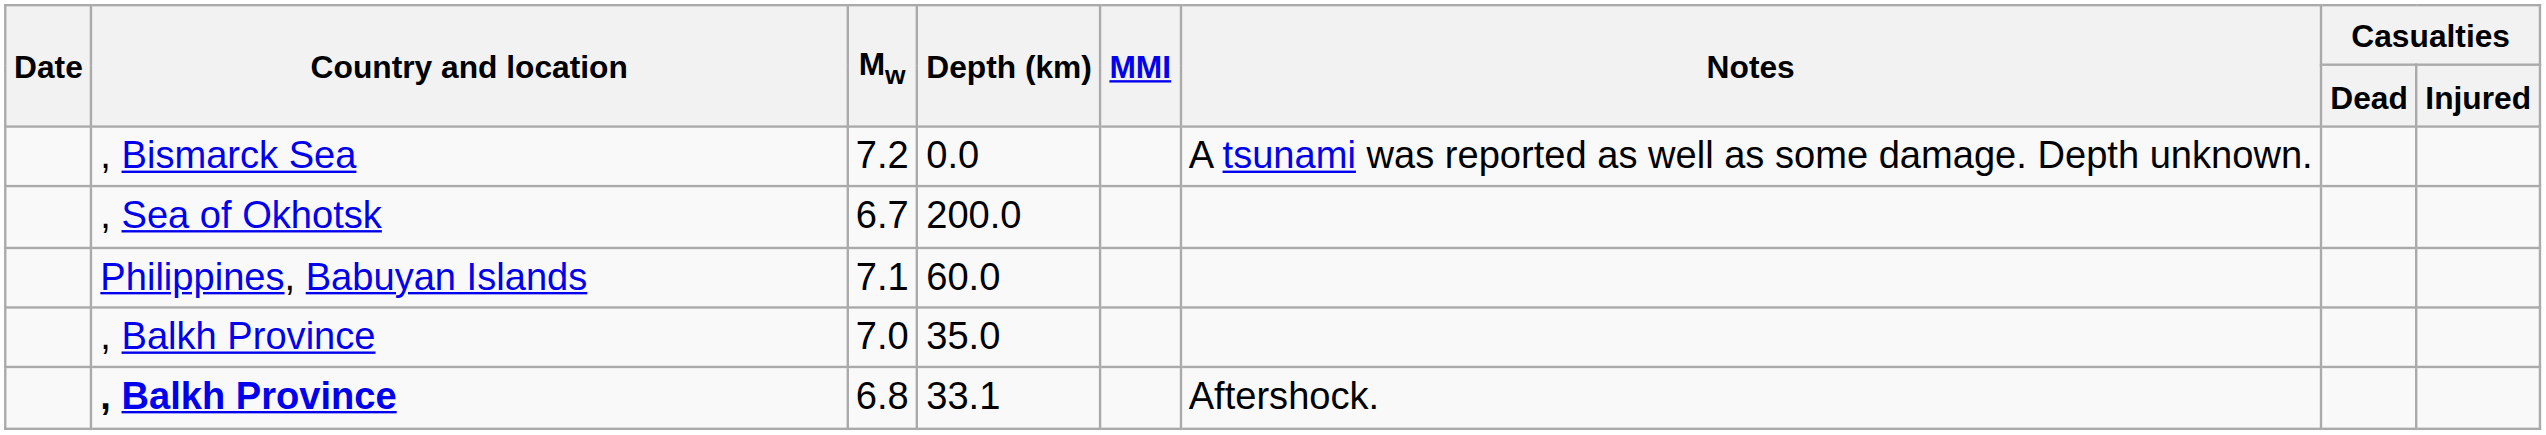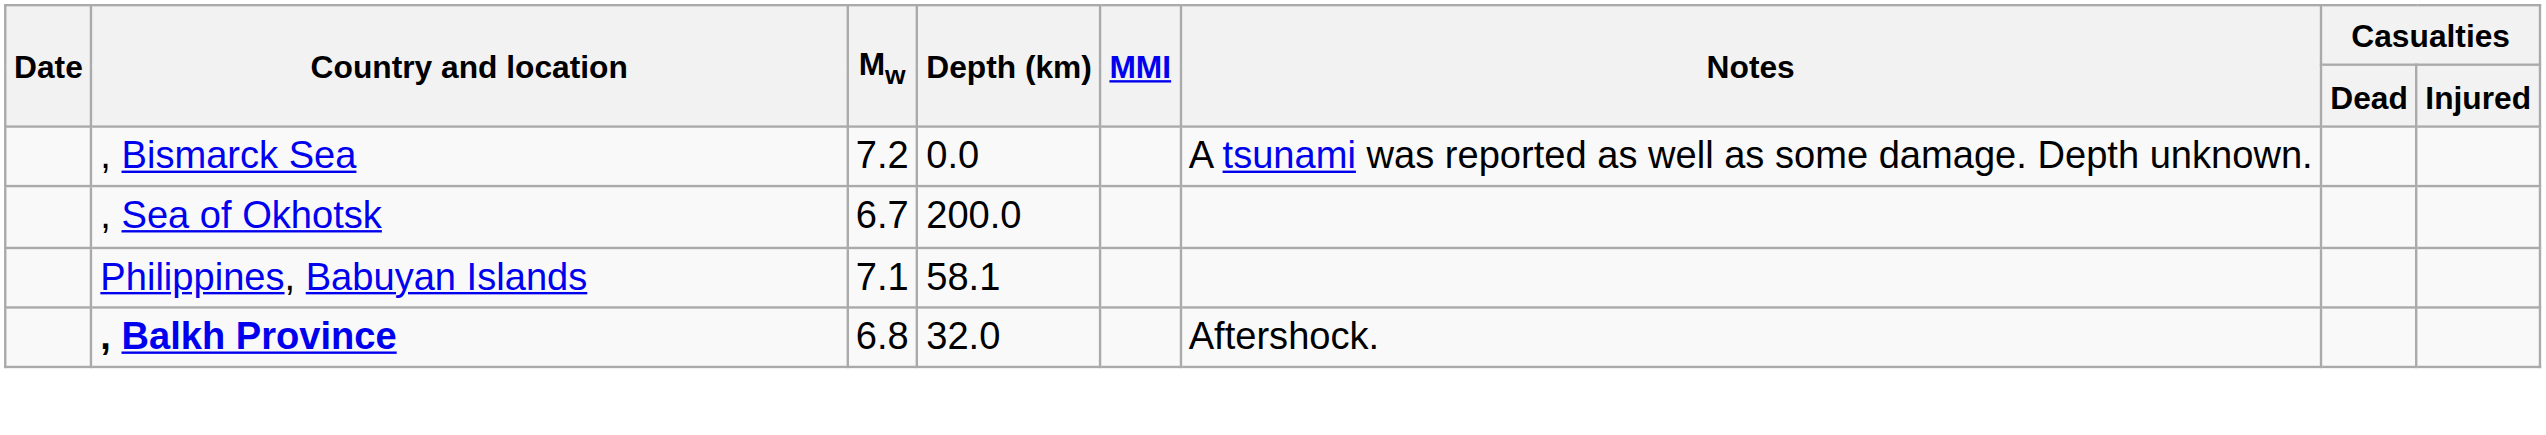(963, 276) 60.0 -> (963, 276) 58.1
- row: (882, 336)
(963, 397) 33.1 -> (963, 336) 32.0
